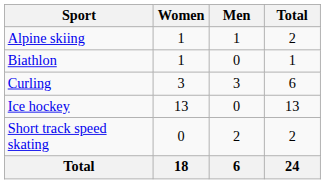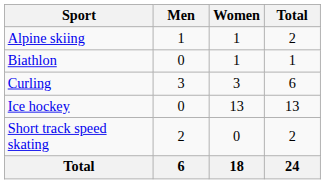columns swapped: (237, 15) <-> (181, 15)
